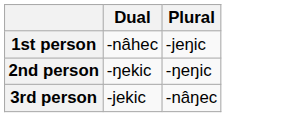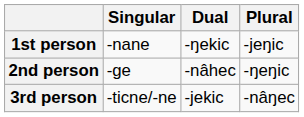+ column: (142, 17)
(132, 44) -nâhec -> (207, 44) -ŋekic
(129, 71) -ŋekic -> (210, 71) -nâhec
